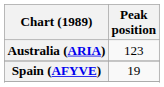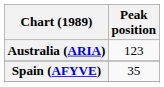(134, 71) 19 -> (134, 71) 35
